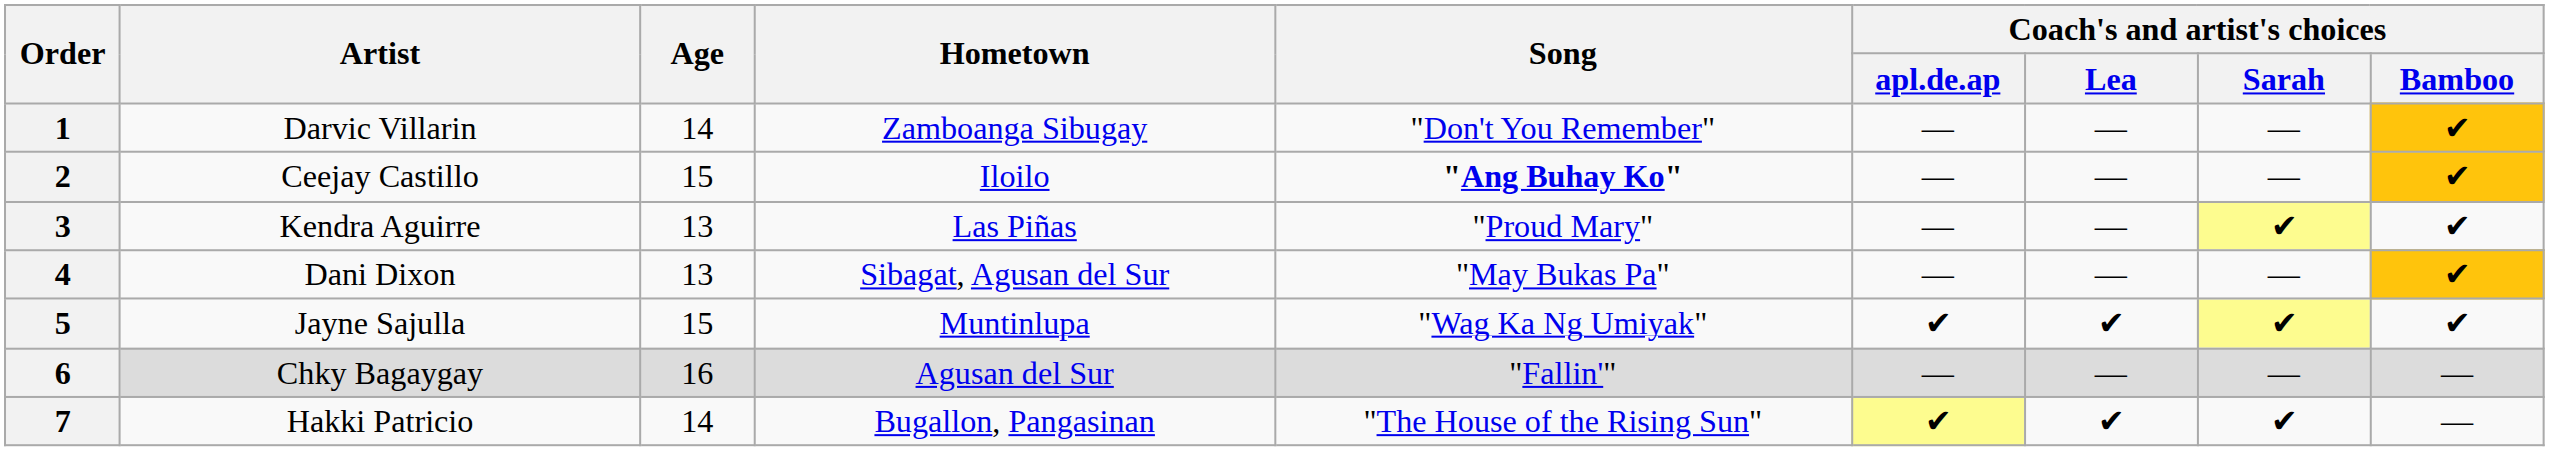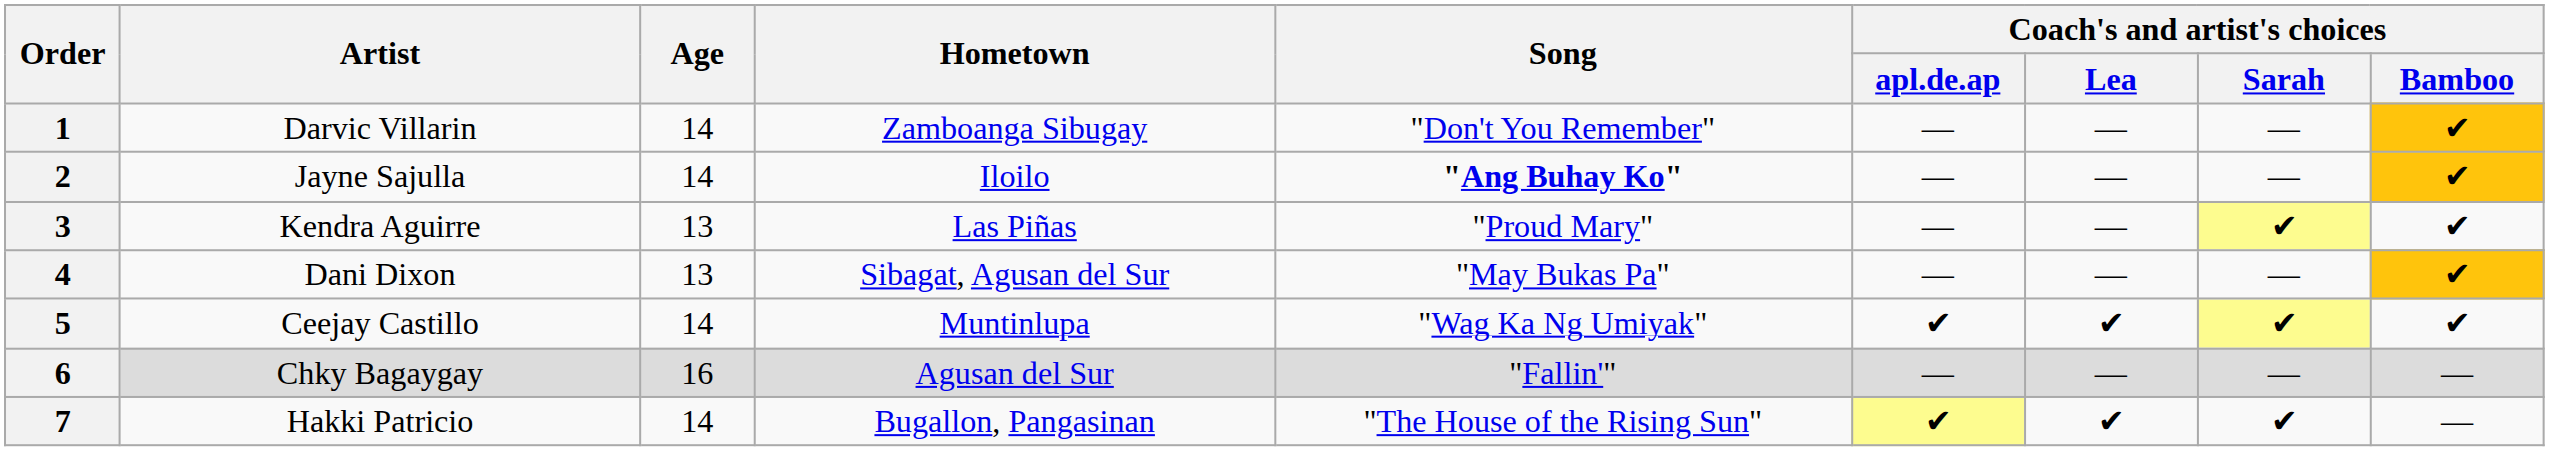(380, 176) Ceejay Castillo -> (380, 176) Jayne Sajulla
(697, 176) 15 -> (697, 176) 14
(380, 323) Jayne Sajulla -> (380, 323) Ceejay Castillo
(697, 323) 15 -> (697, 323) 14
